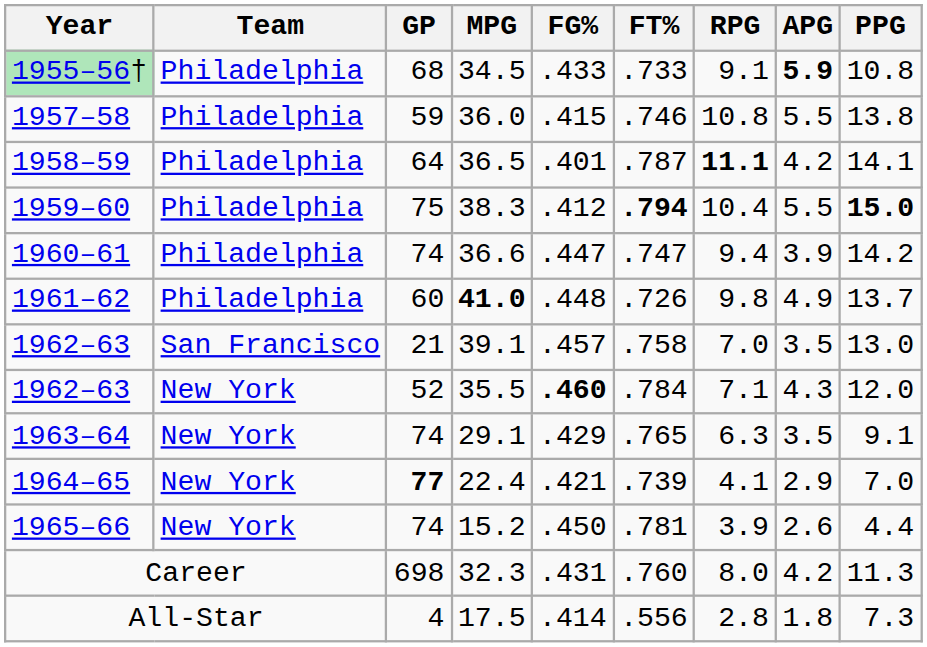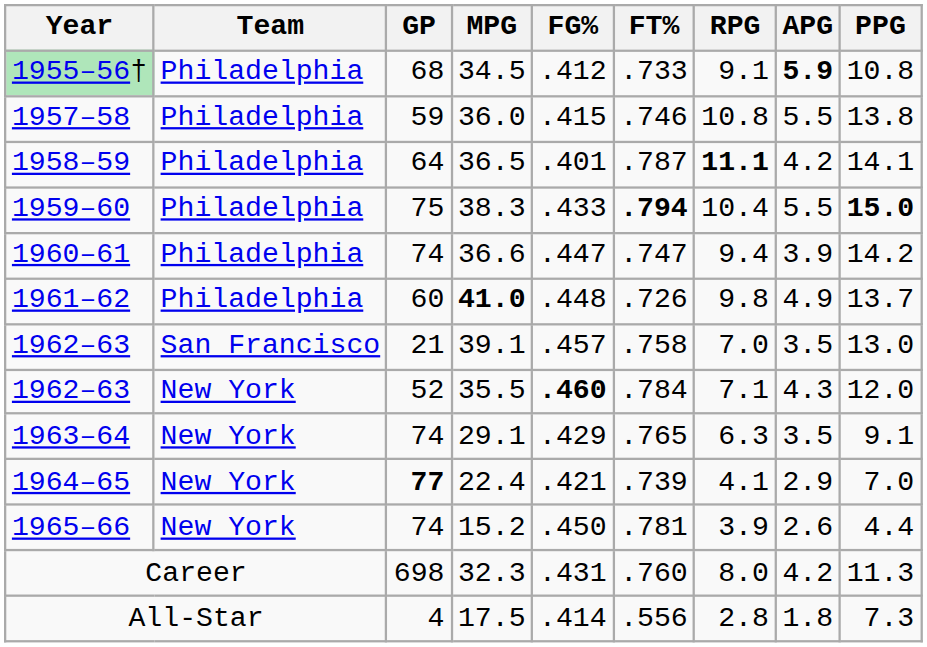(573, 74) .433 -> (573, 74) .412
(573, 210) .412 -> (573, 210) .433
